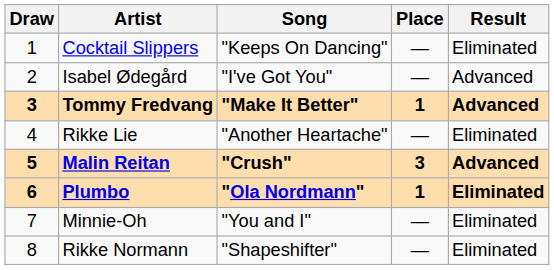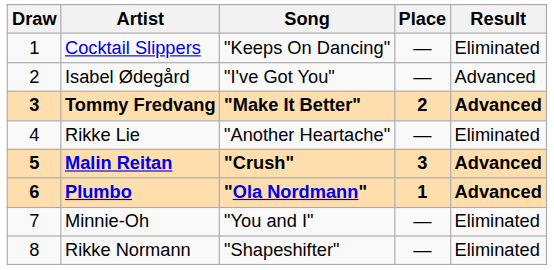(420, 105) 1 -> (422, 105) 2
(498, 192) Eliminated -> (498, 192) Advanced
